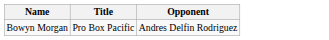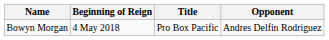+ column: (112, 12)
